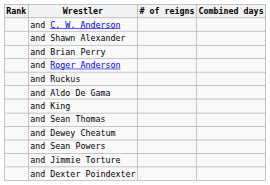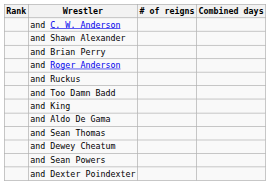+ row: (73, 92)
rows swapped: (50, 106) <-> (70, 92)
- row: (75, 160)
